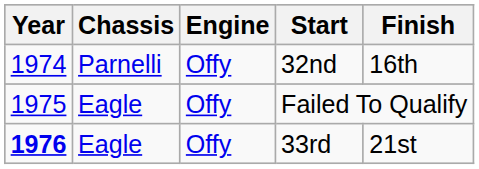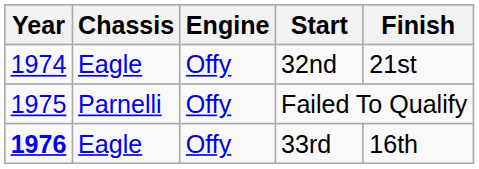(120, 65) Parnelli -> (110, 65) Eagle
(394, 65) 16th -> (393, 65) 21st
(110, 104) Eagle -> (120, 104) Parnelli
(393, 144) 21st -> (394, 144) 16th
